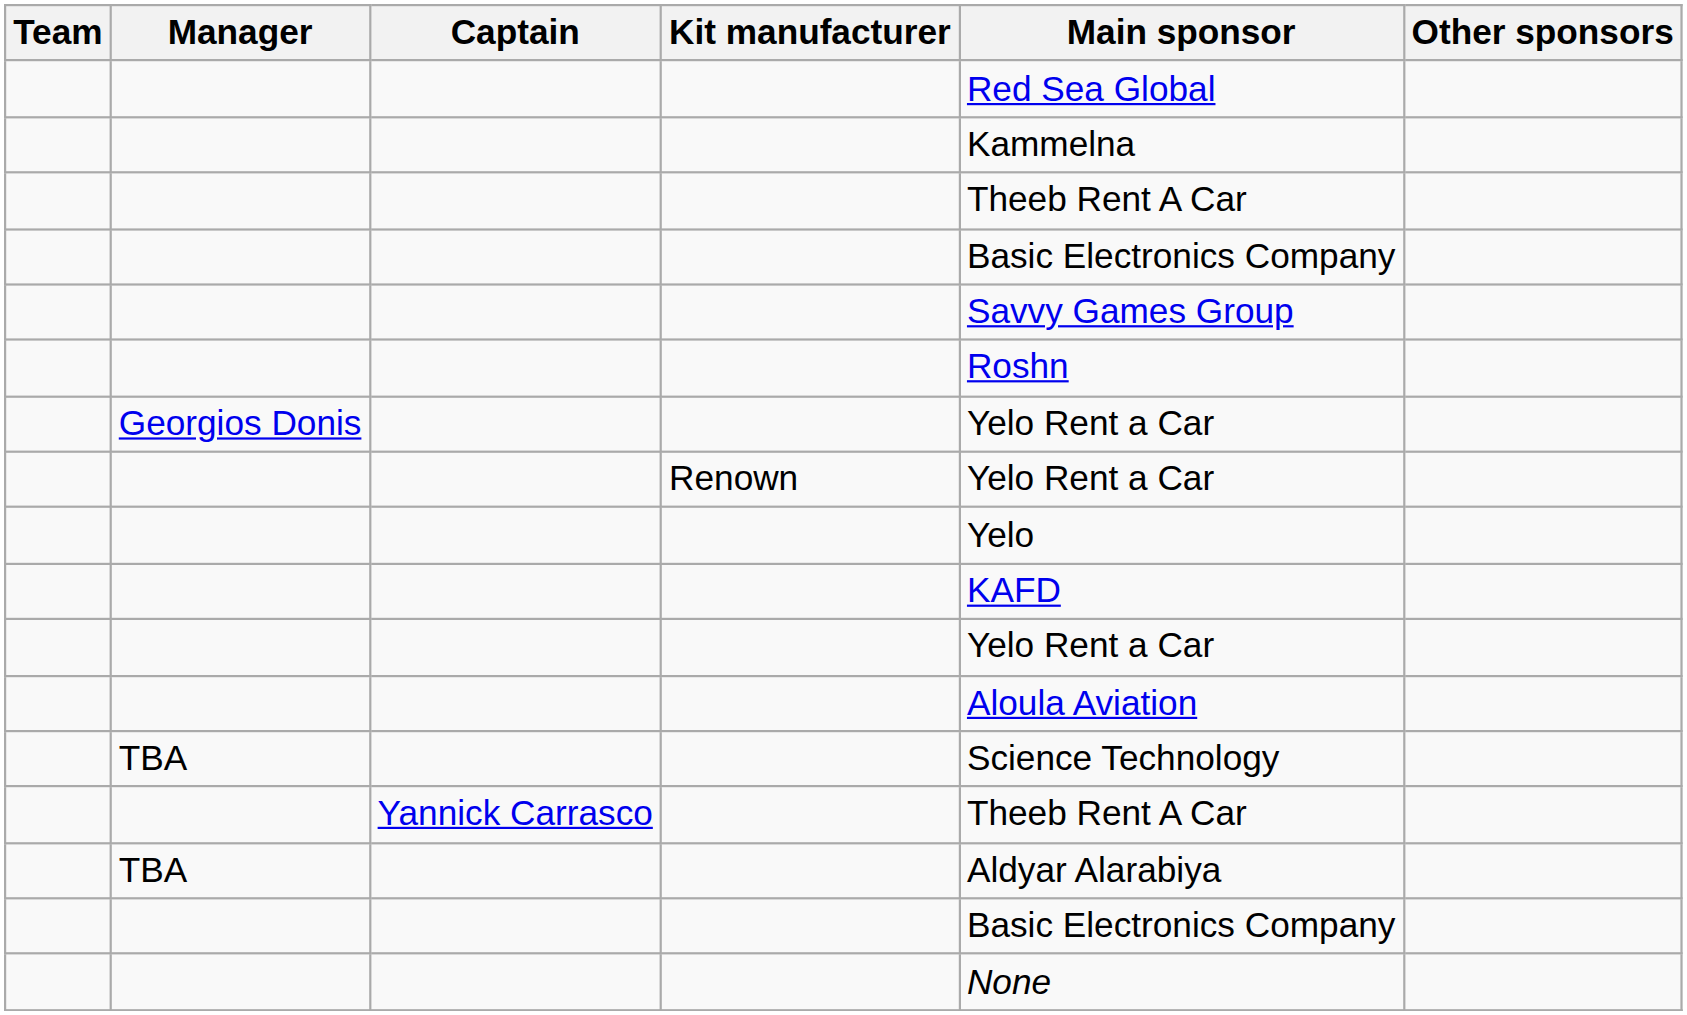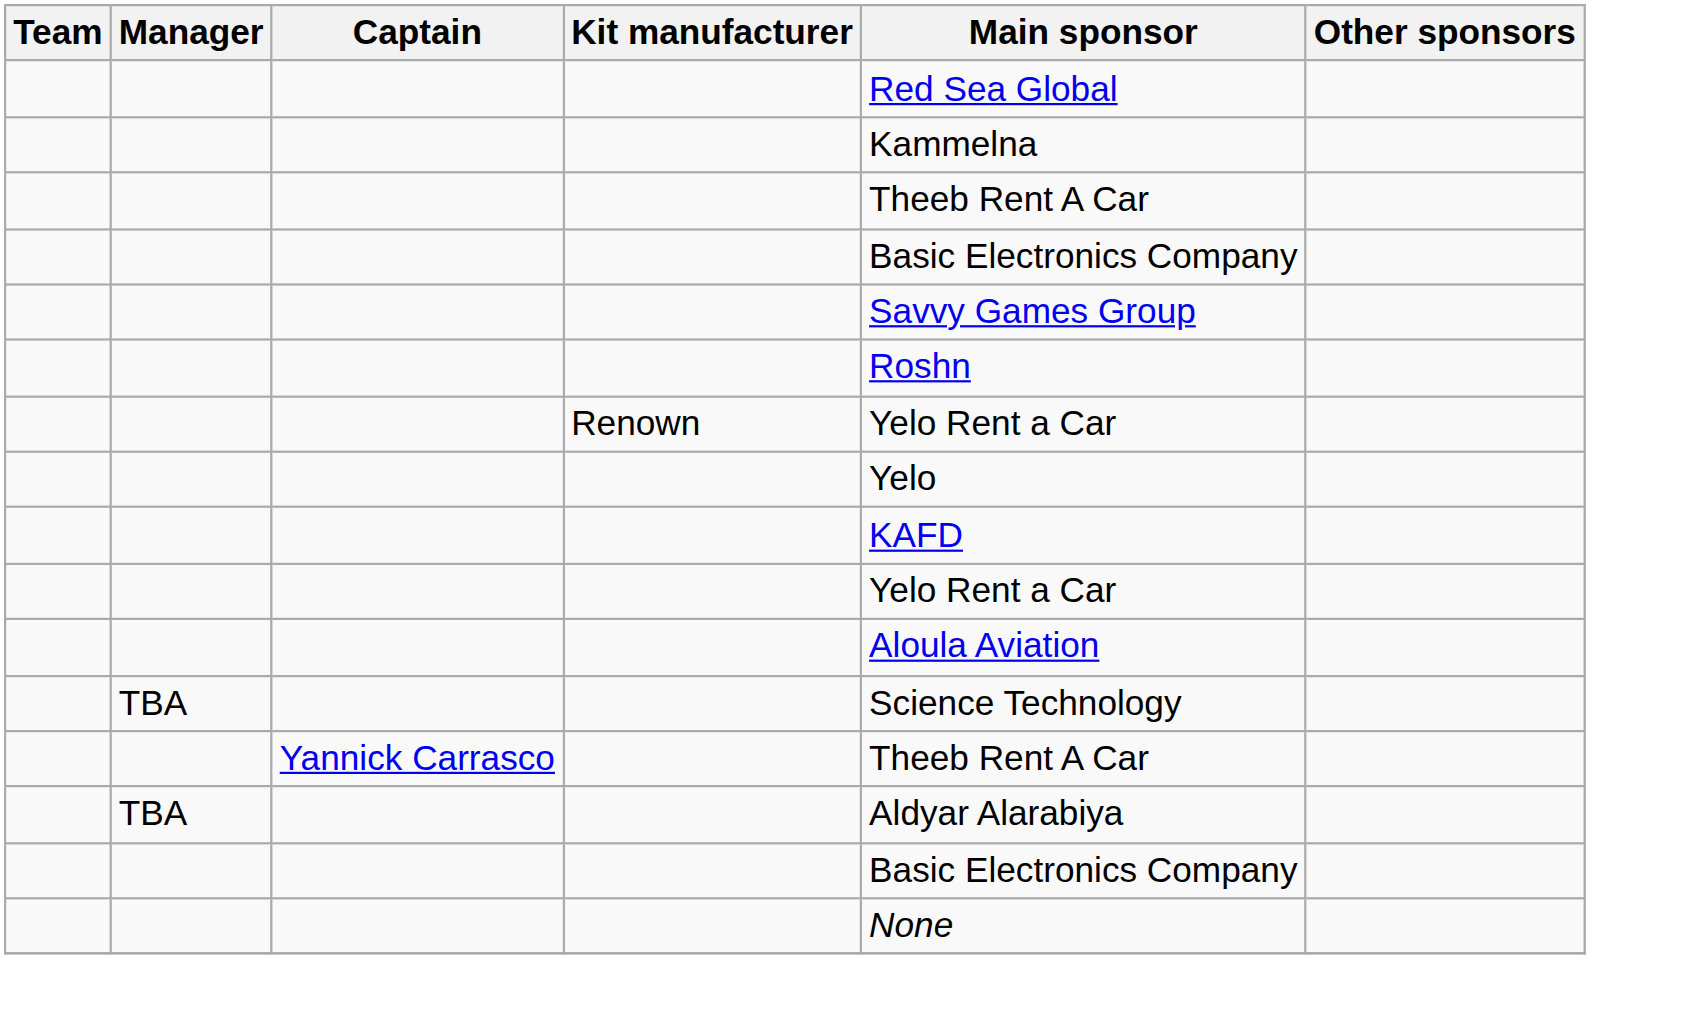- row: (240, 423)
